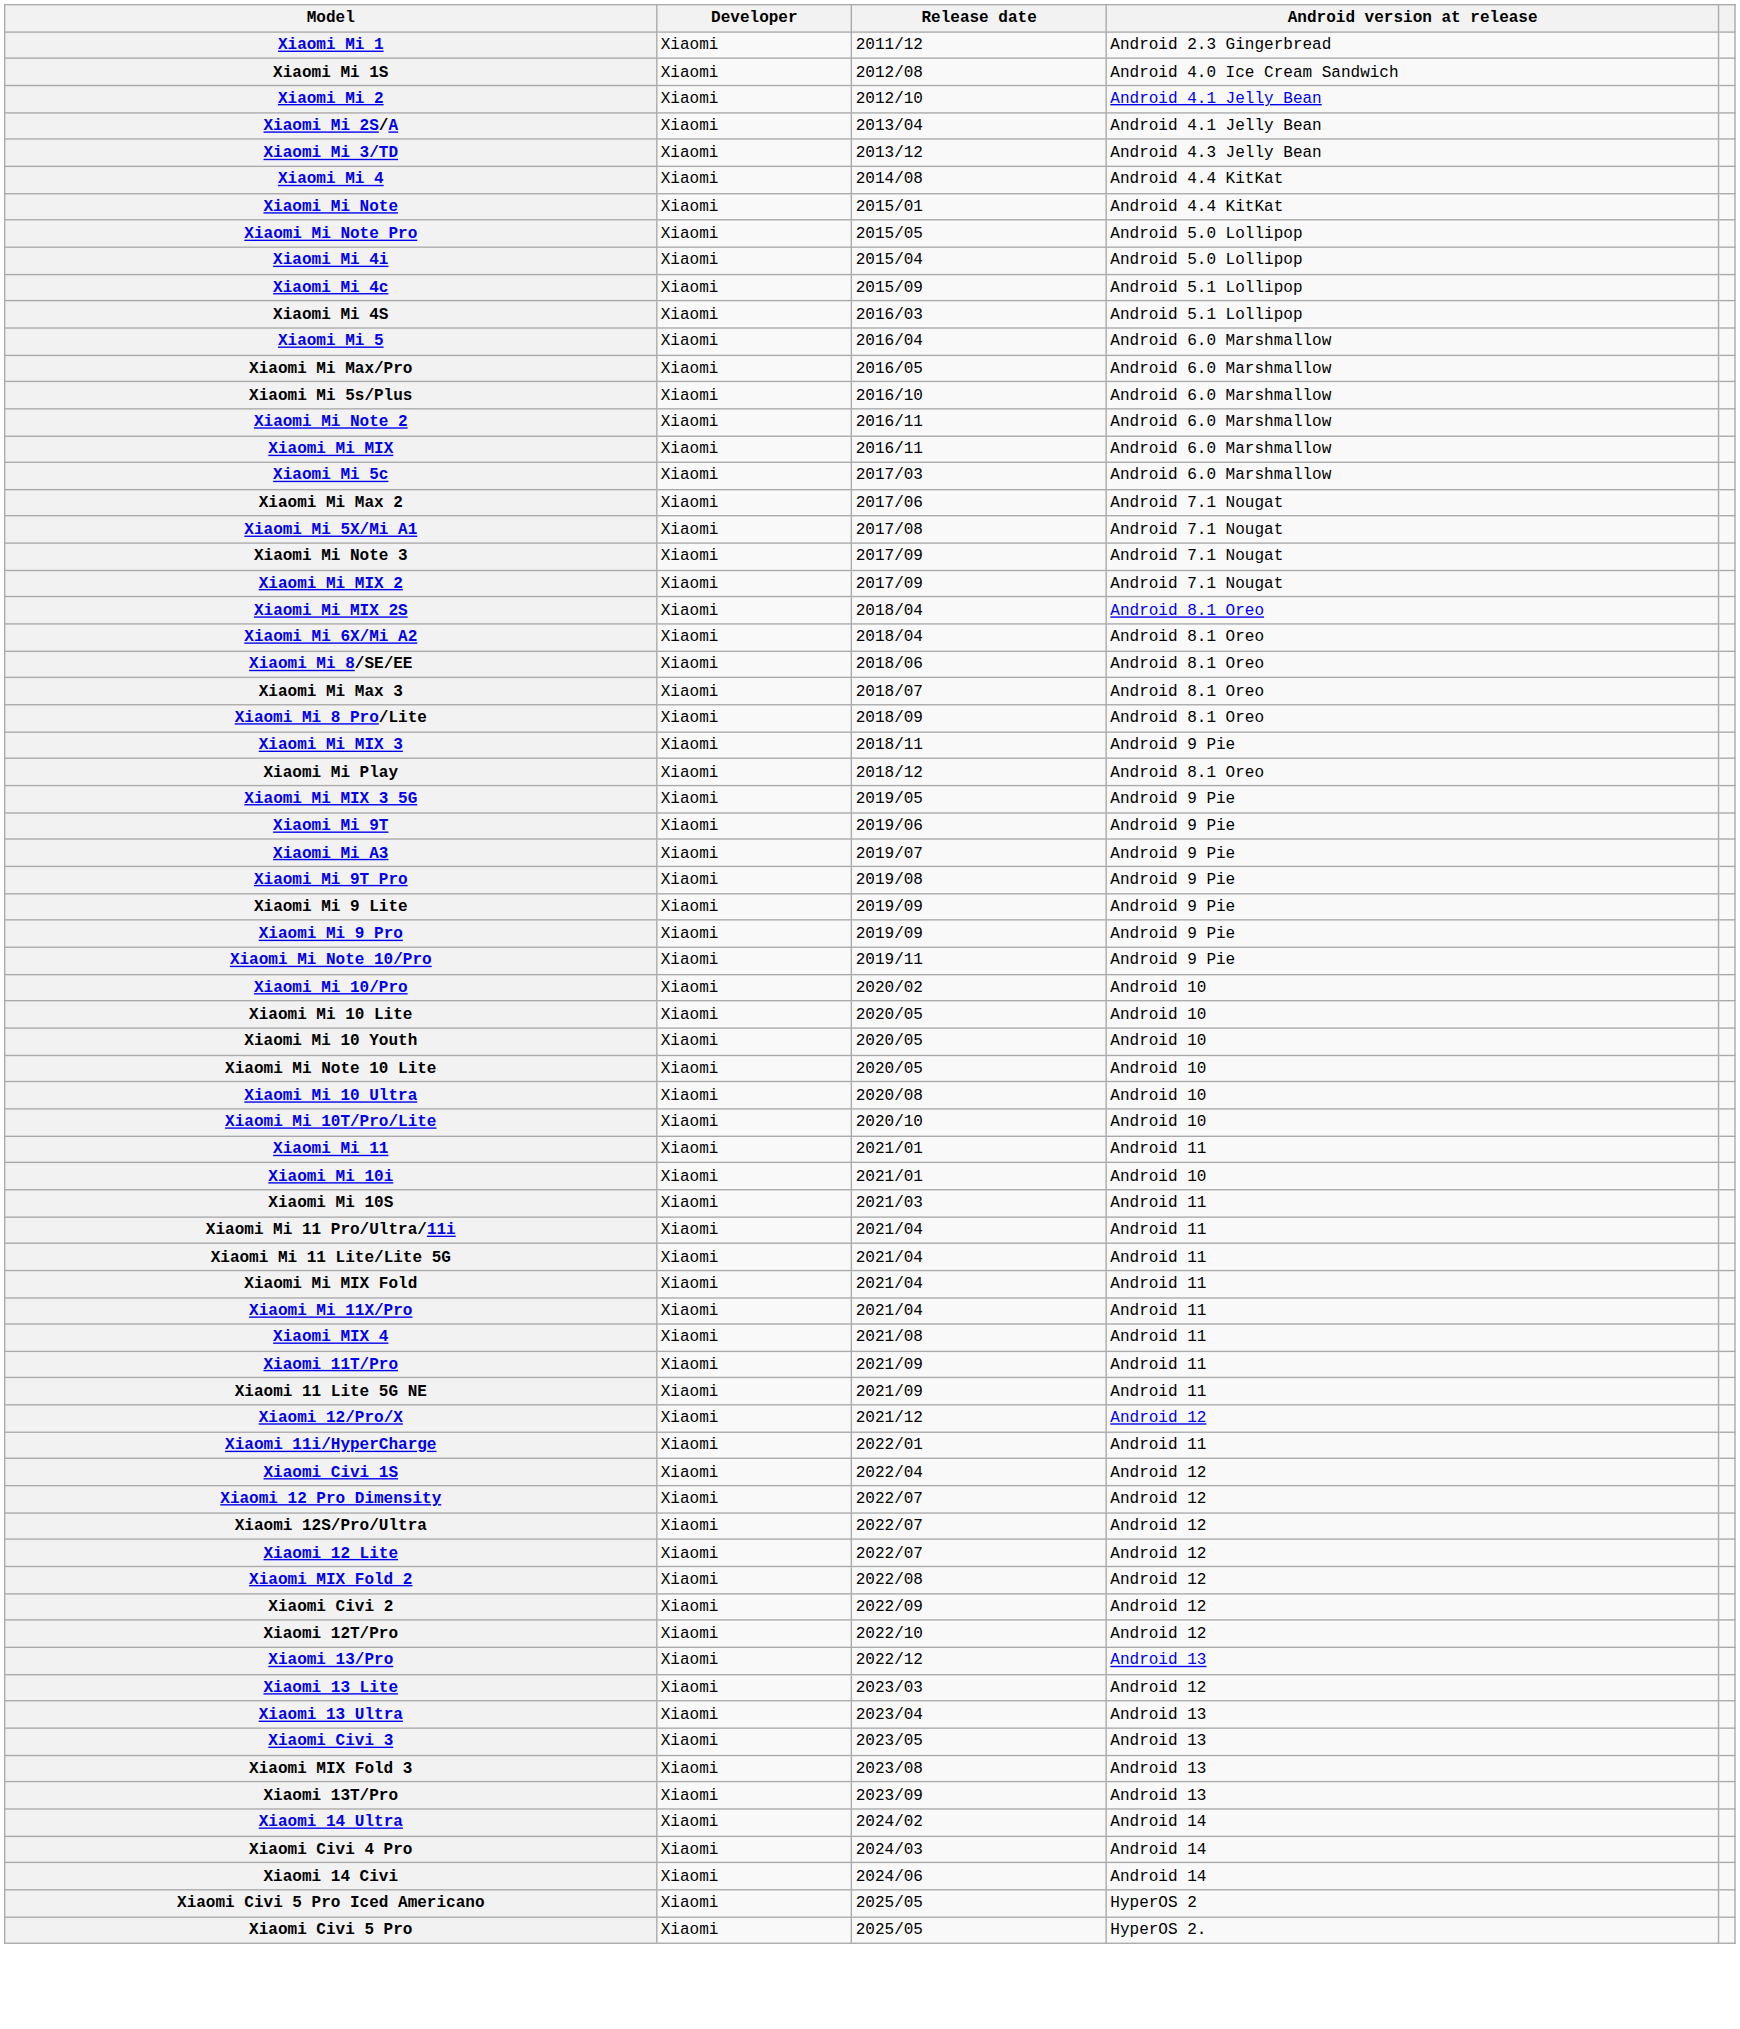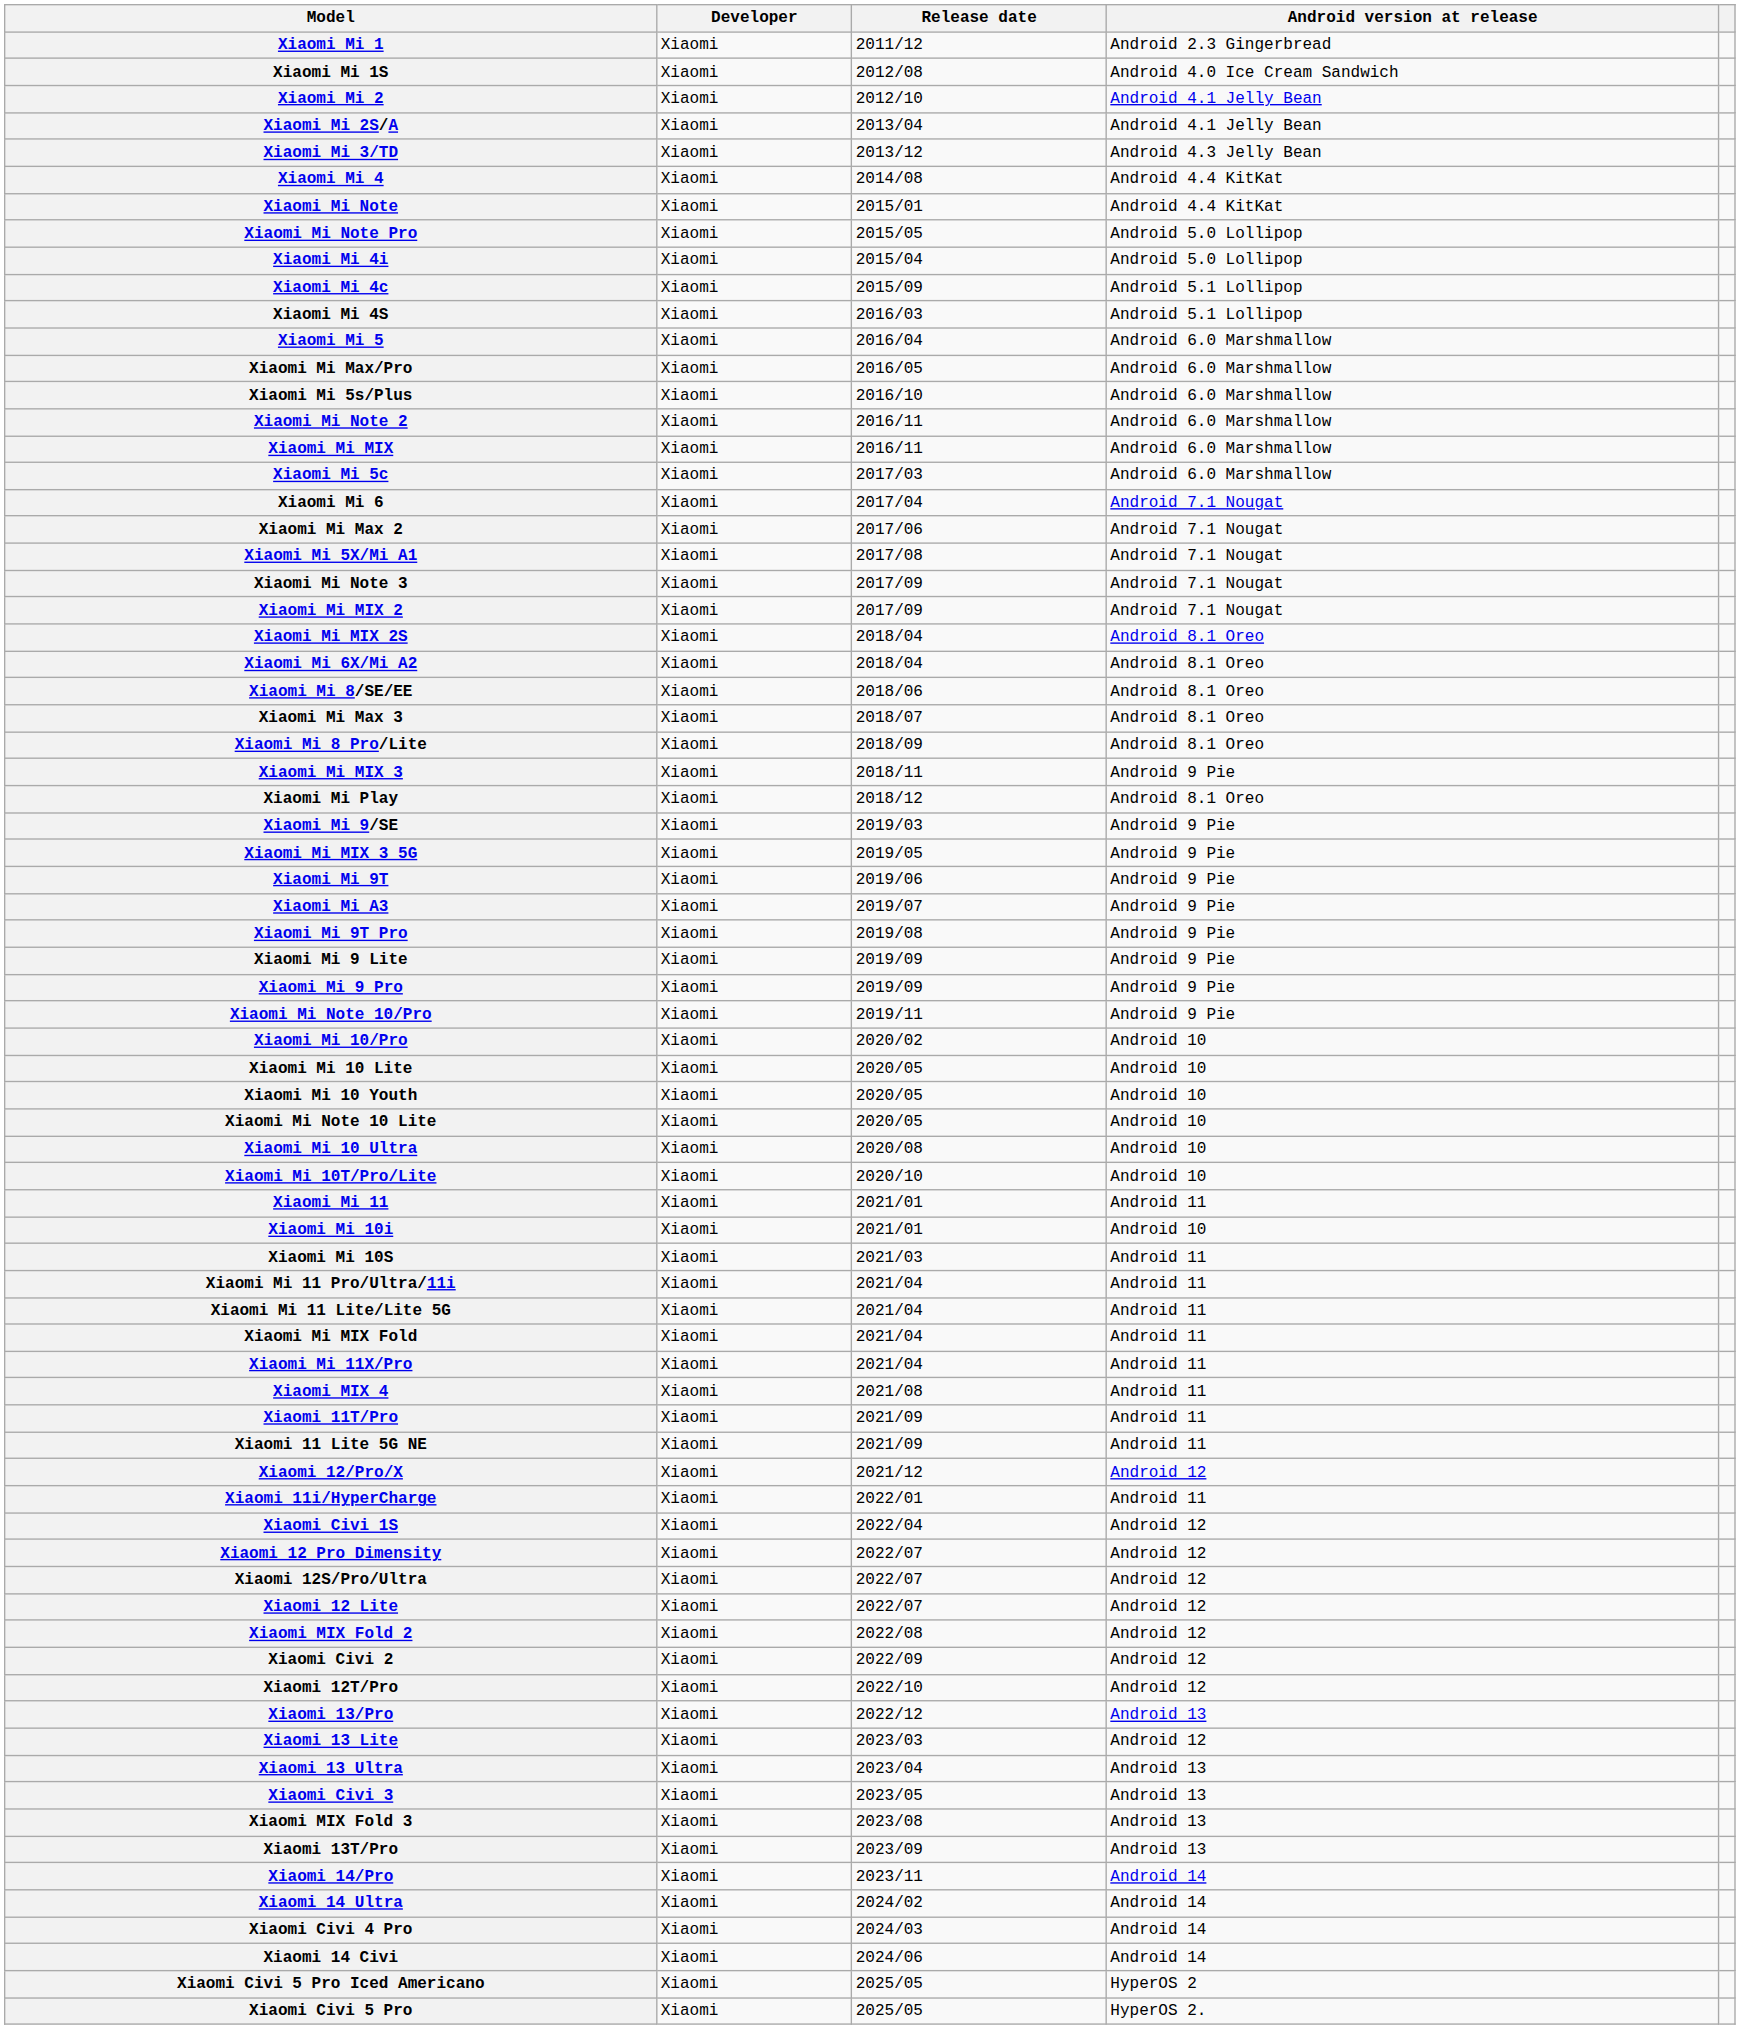+ row: (331, 503)
+ row: (331, 826)
+ row: (331, 1876)
